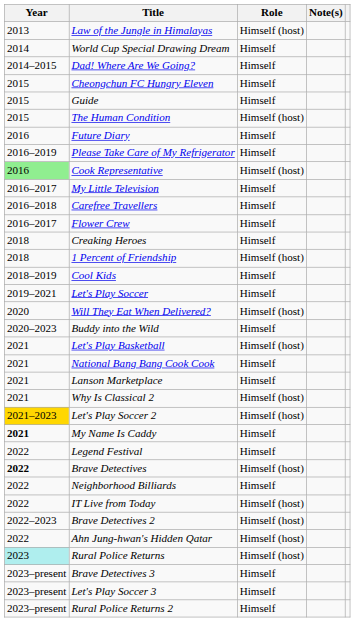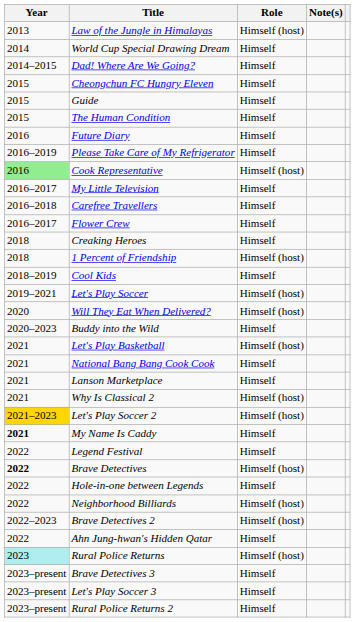(272, 118) Himself (host) -> (258, 118) Himself
(258, 293) Himself -> (272, 293) Himself (host)
+ row: (137, 485)
(258, 485) Himself -> (272, 503) Himself (host)
- row: (113, 503)
(272, 538) Himself (host) -> (258, 538) Himself
